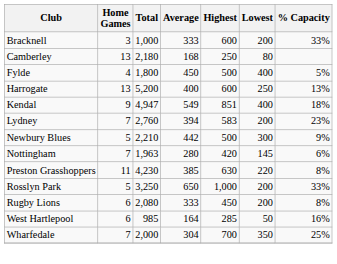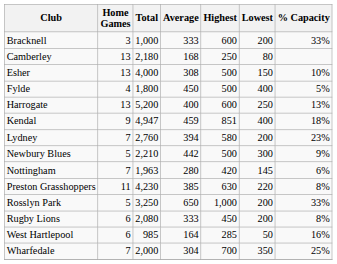+ row: (18, 72)
(191, 105) 549 -> (191, 121) 459
(229, 121) 583 -> (229, 137) 580
